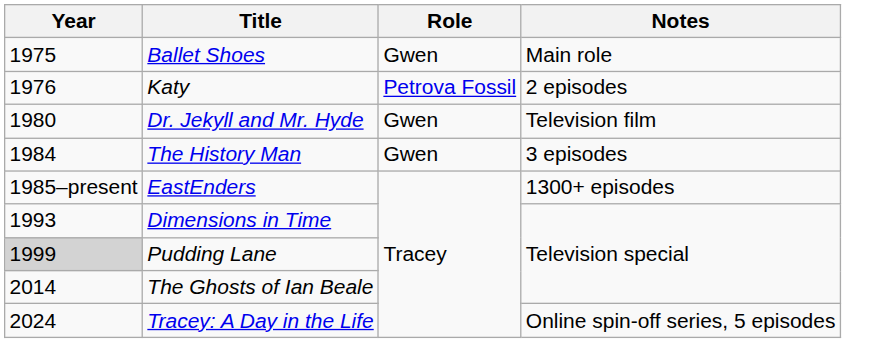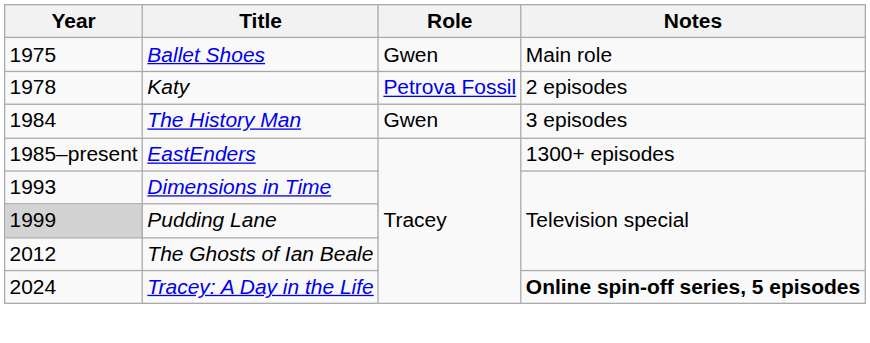(33, 87) 1976 -> (33, 87) 1978
- row: (255, 120)
(33, 287) 2014 -> (33, 253) 2012
(681, 320) normal -> (693, 287) bold
